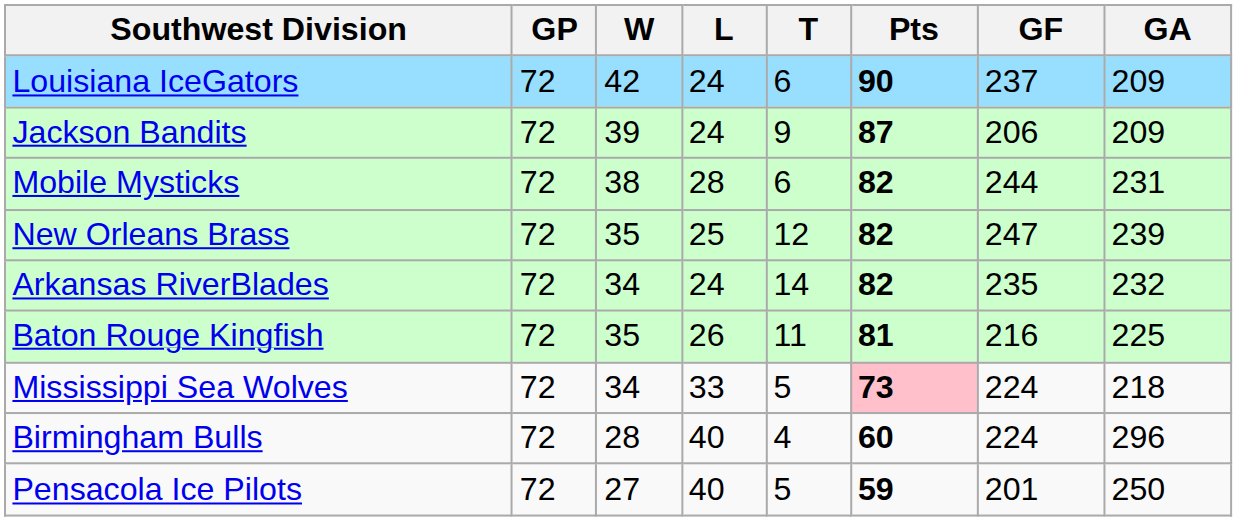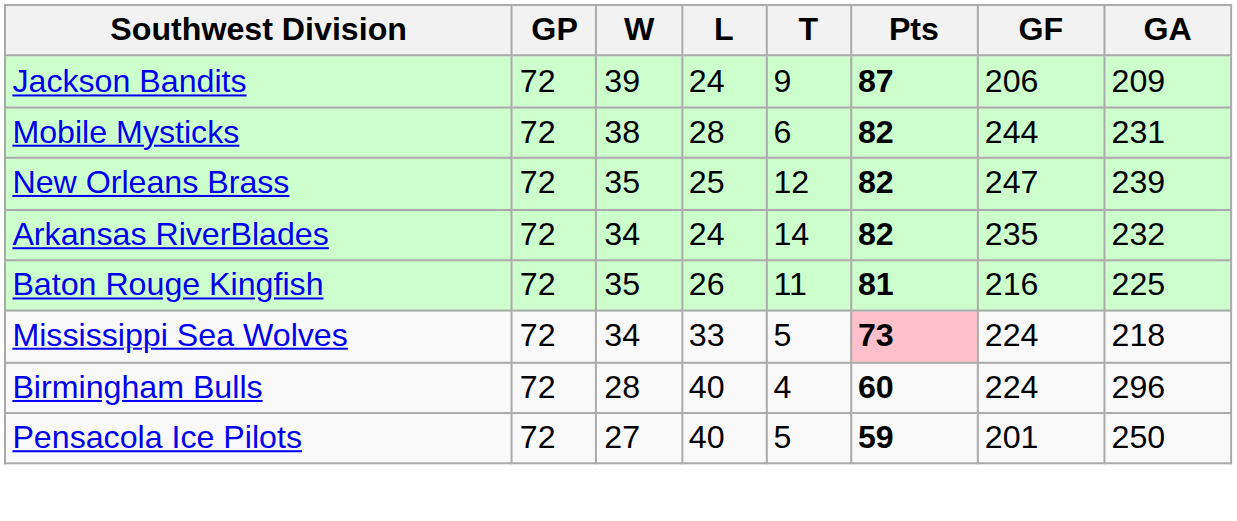- row: (155, 81)
